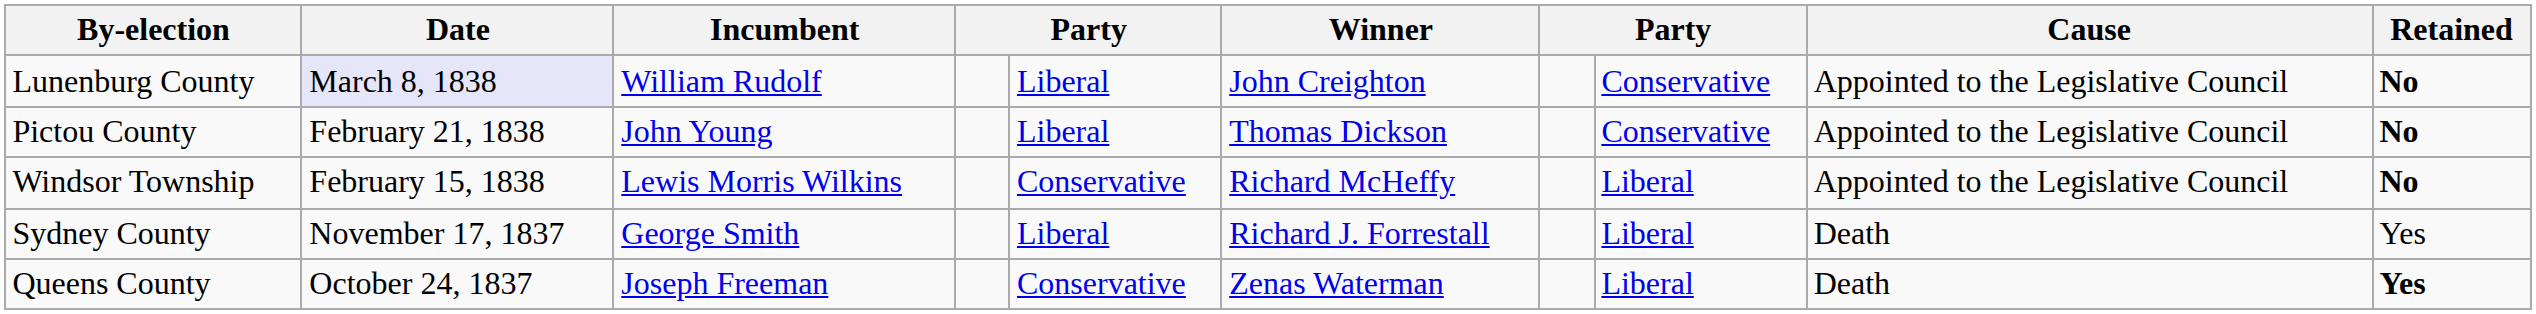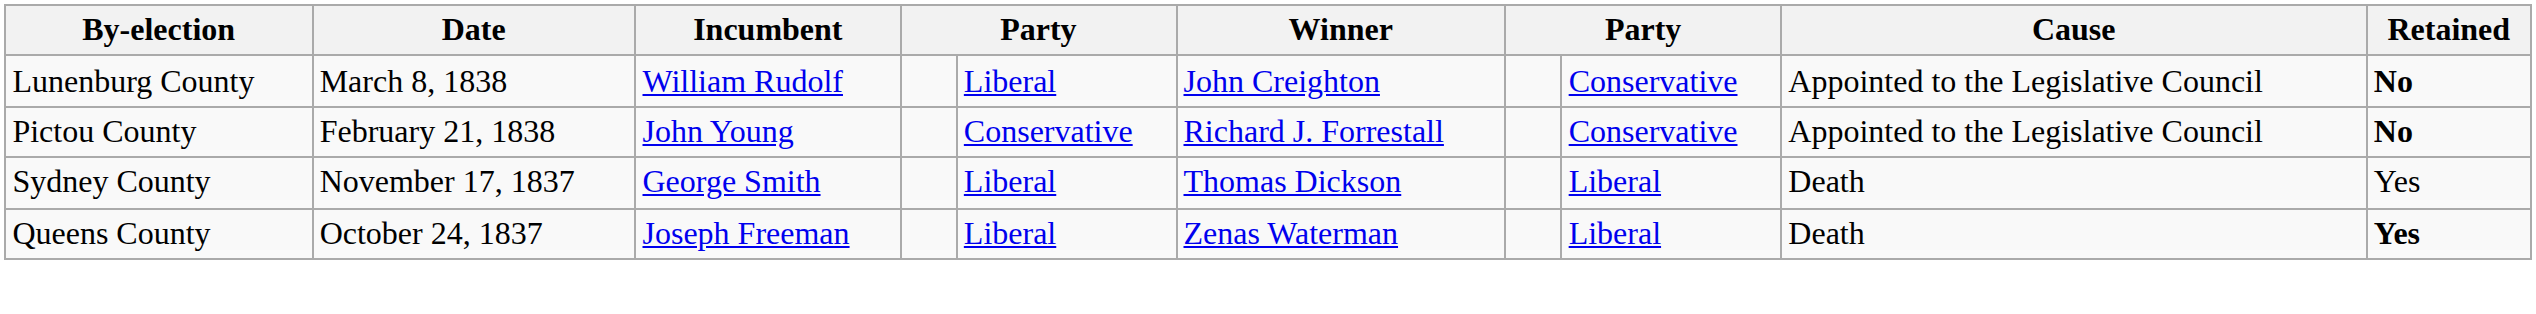(403, 80) lavender background -> (413, 80) no background
(1063, 131) Liberal -> (1048, 131) Conservative
(1338, 131) Thomas Dickson -> (1314, 131) Richard J. Forrestall
- row: (133, 182)
(1359, 232) Richard J. Forrestall -> (1292, 182) Thomas Dickson
(1101, 283) Conservative -> (1010, 232) Liberal
